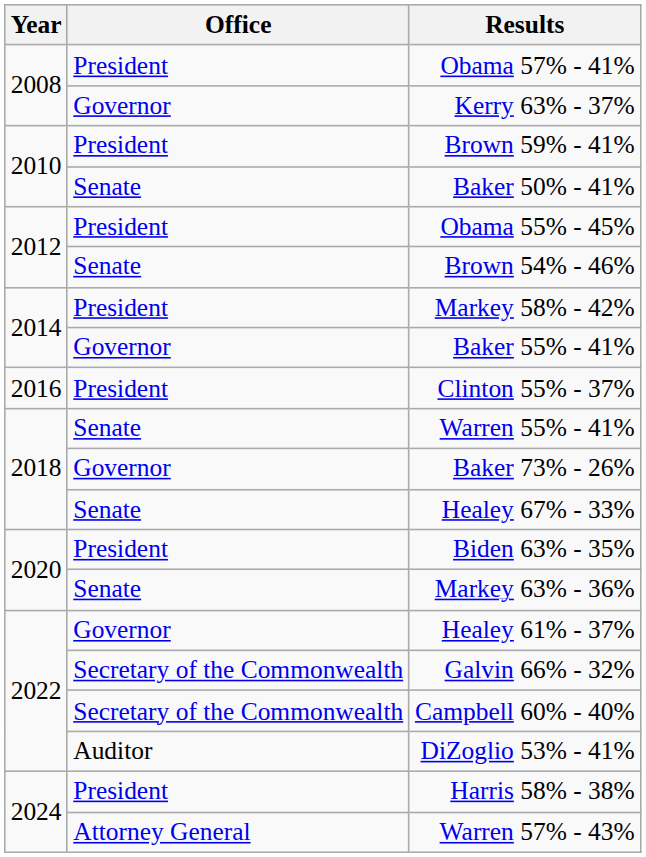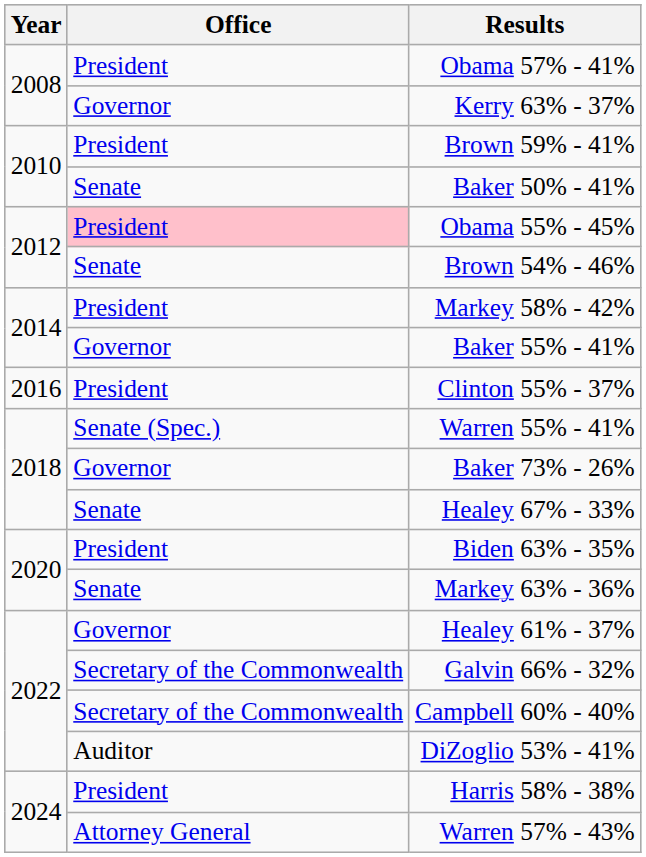(121, 226) no background -> (121, 226) pink background
(107, 428) Senate -> (147, 428) Senate (Spec.)
